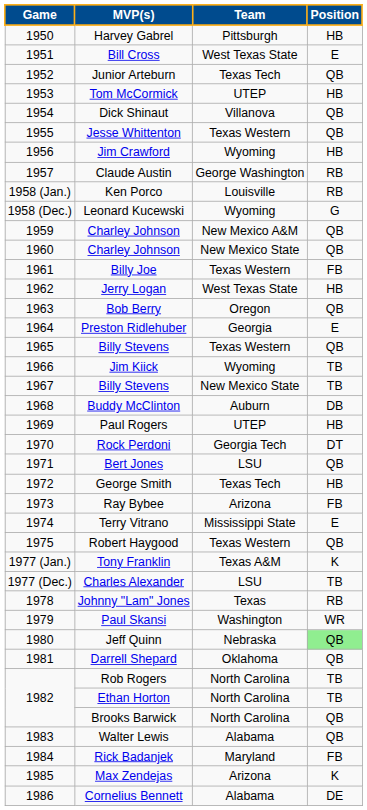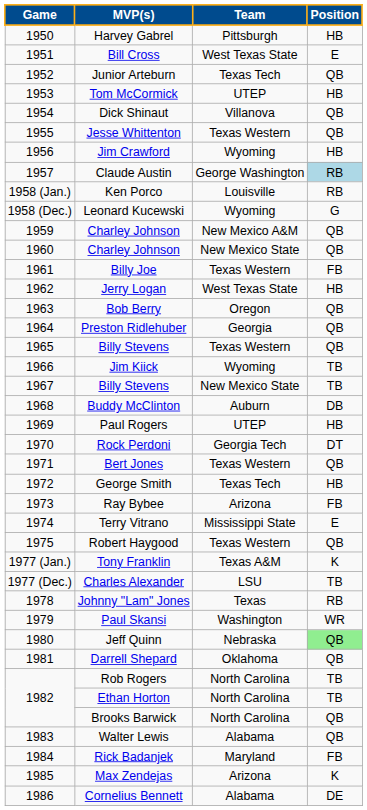(335, 172) no background -> (335, 172) lightblue background
(335, 328) E -> (335, 328) QB
(250, 464) LSU -> (250, 464) Texas Western
